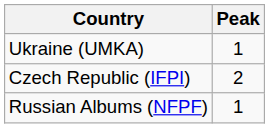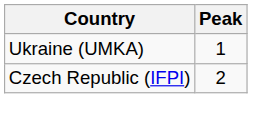- row: (108, 107)
